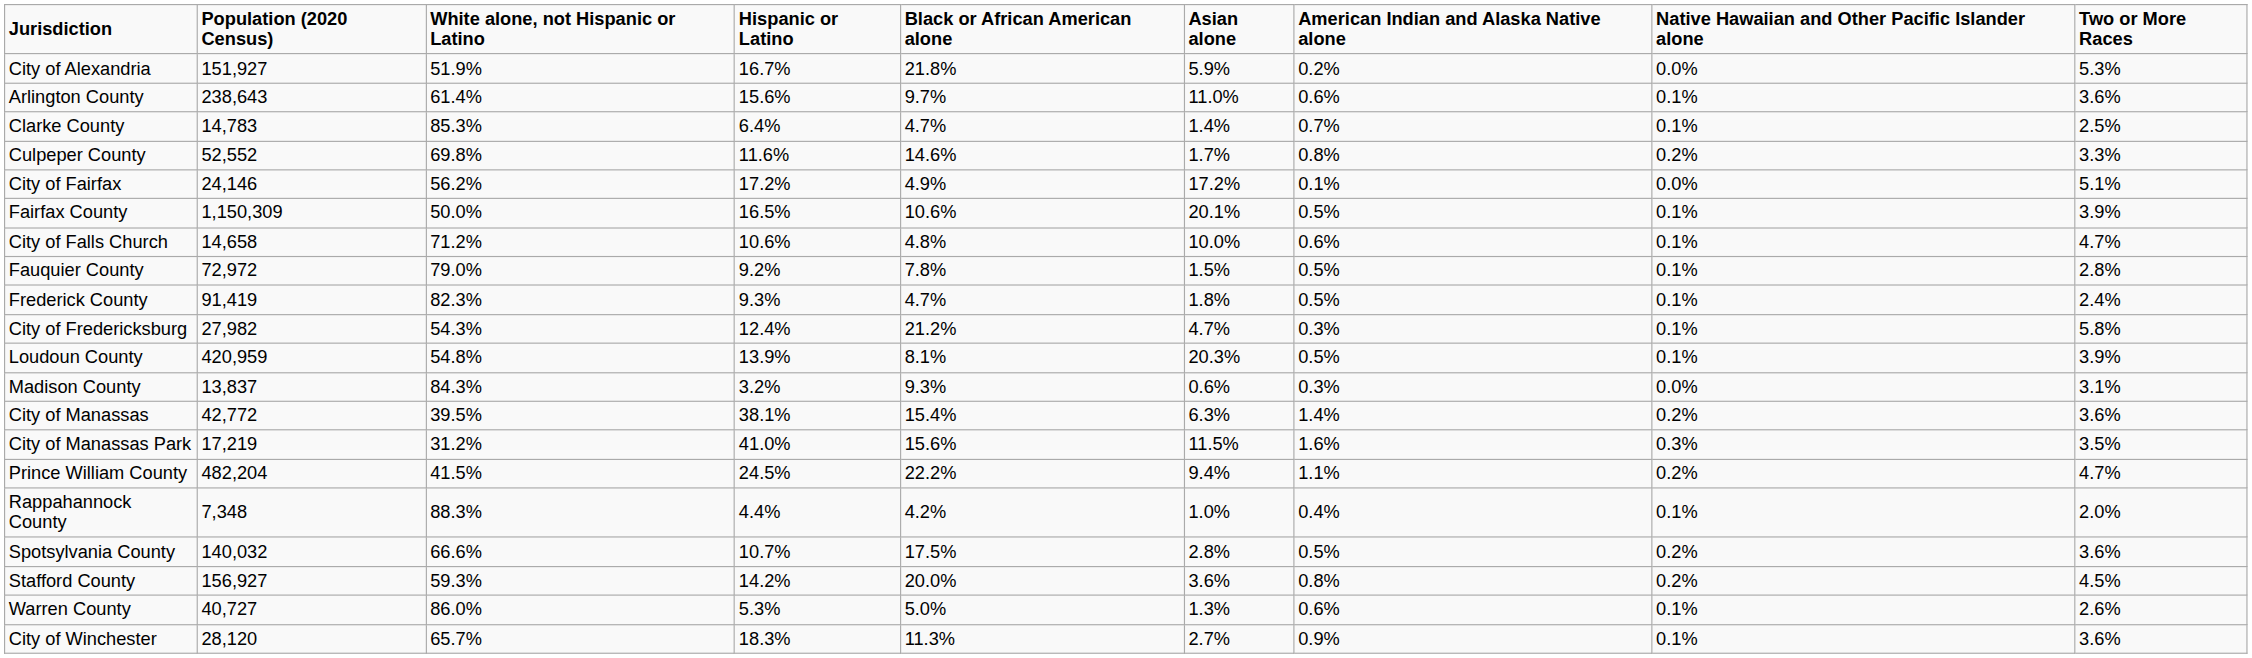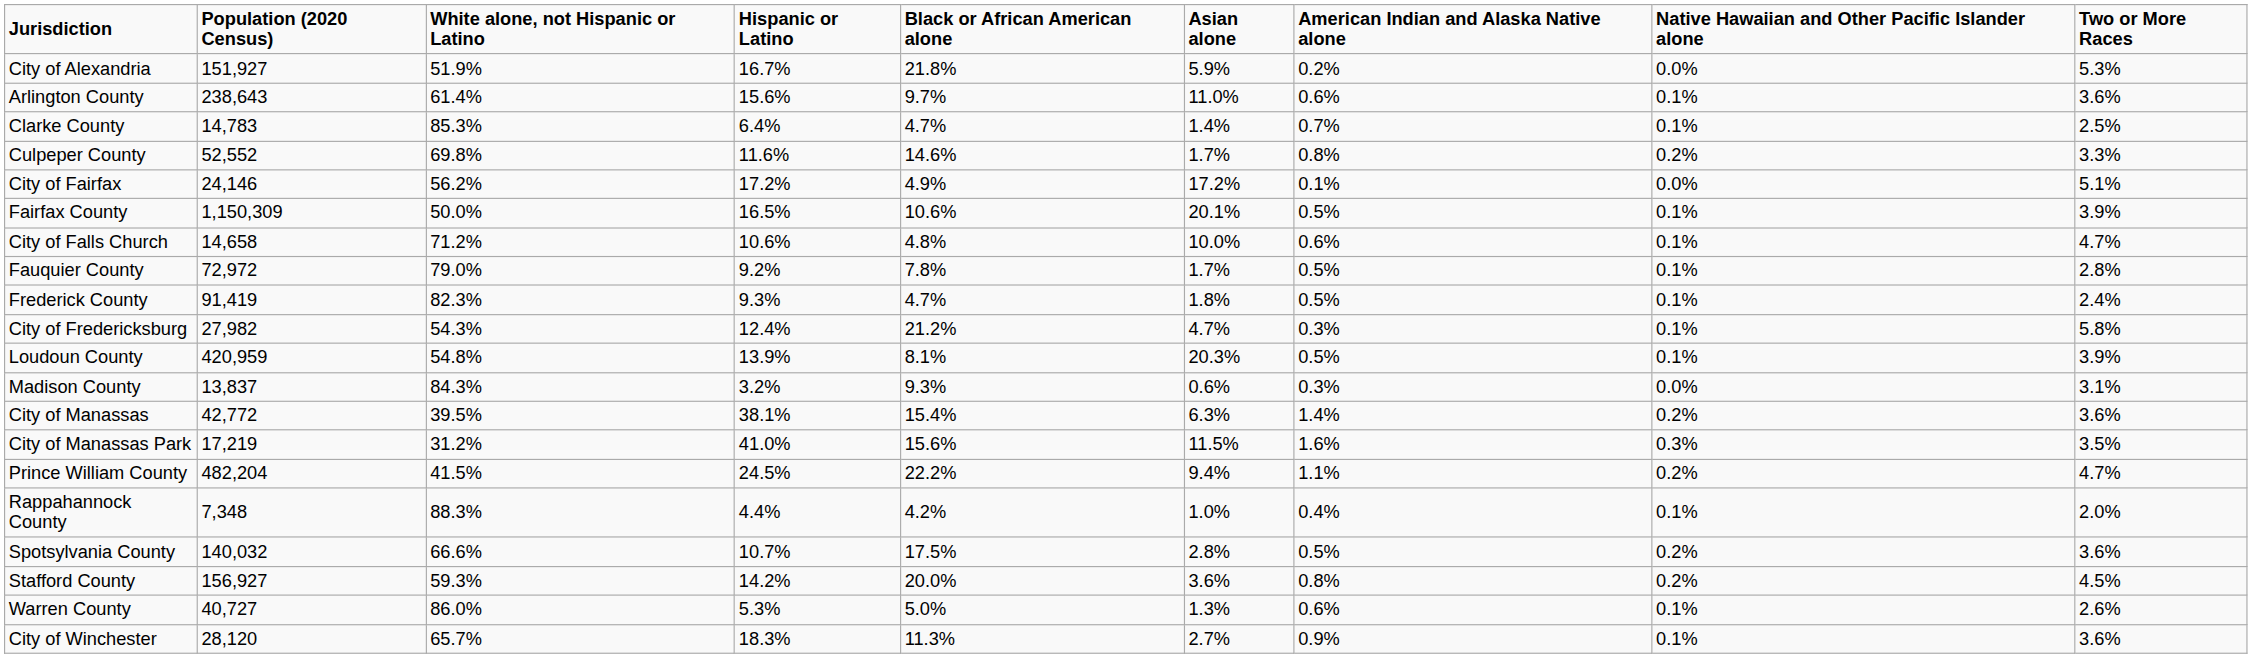(1209, 270) 1.5% -> (1209, 270) 1.7%
